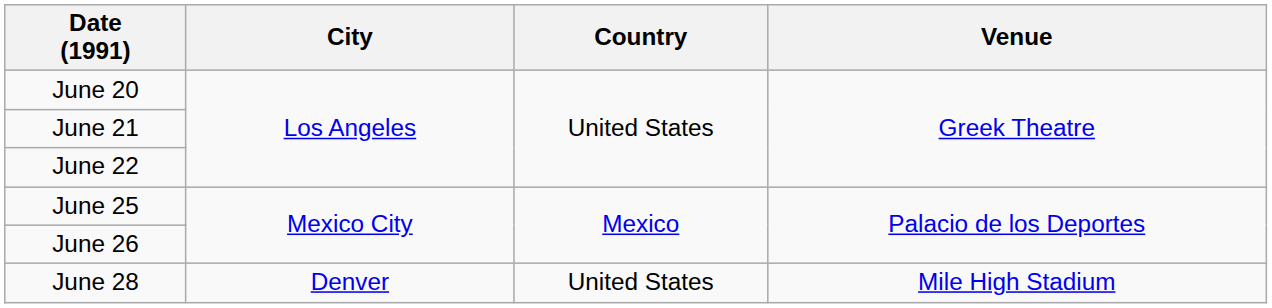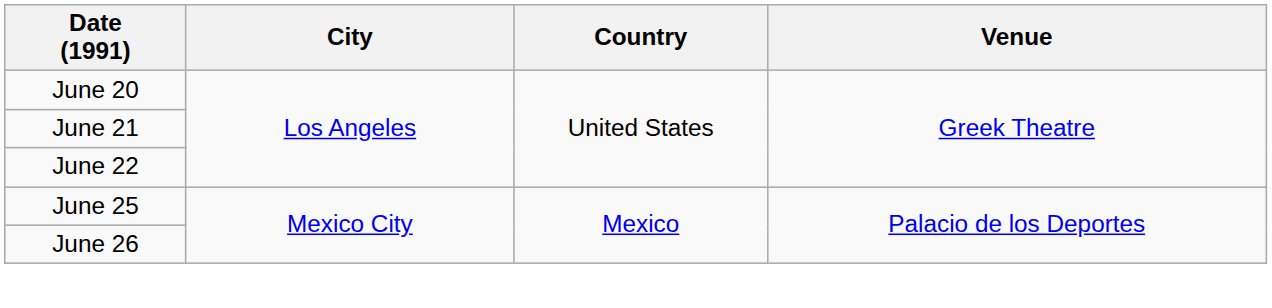- row: (95, 282)
